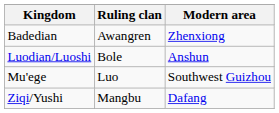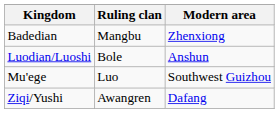(124, 35) Awangren -> (119, 35) Mangbu
(119, 98) Mangbu -> (124, 98) Awangren
